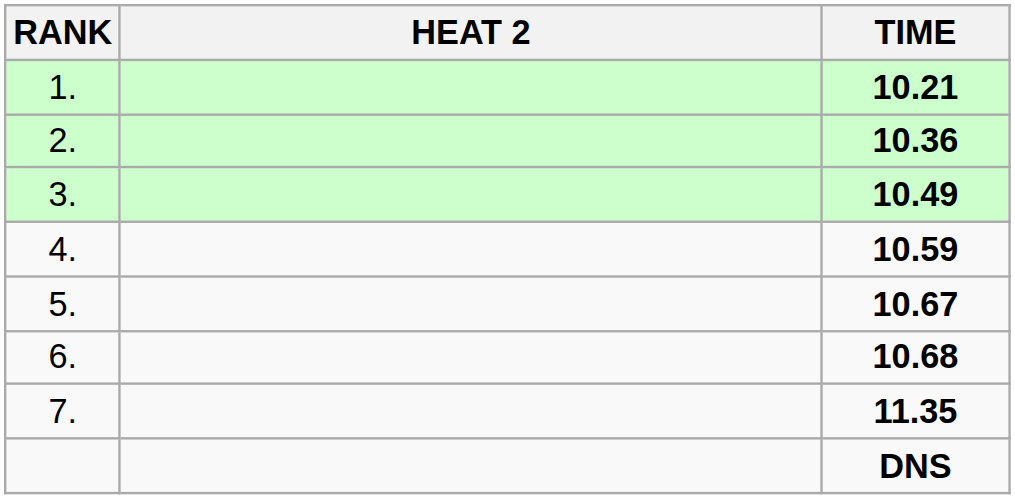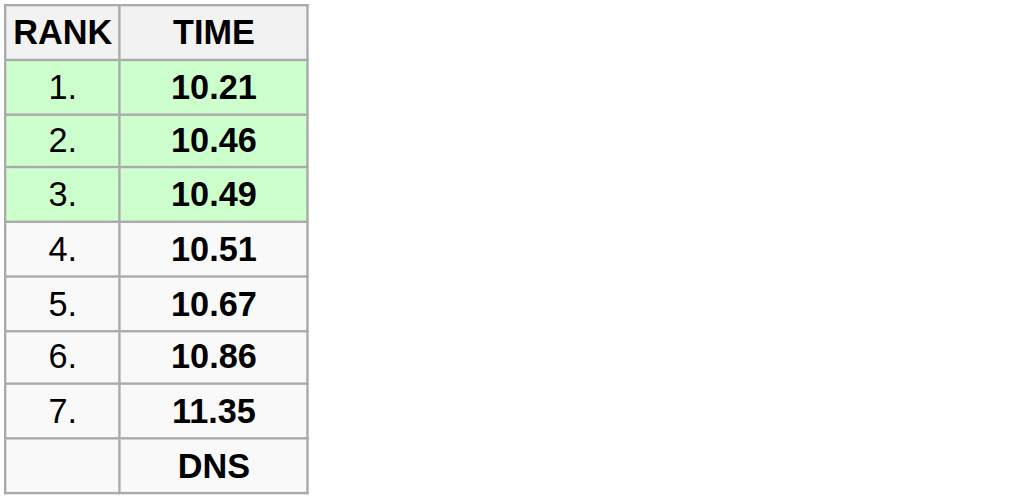- column: (471, 33)
(915, 141) 10.36 -> (214, 141) 10.46
(915, 249) 10.59 -> (214, 249) 10.51
(915, 358) 10.68 -> (214, 358) 10.86
